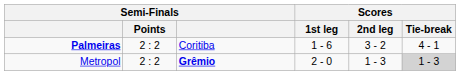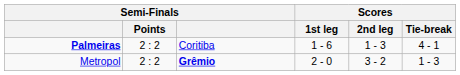(375, 45) 3 - 2 -> (375, 45) 1 - 3
(375, 62) 1 - 3 -> (375, 62) 3 - 2
(429, 62) lightgrey background -> (429, 62) no background
